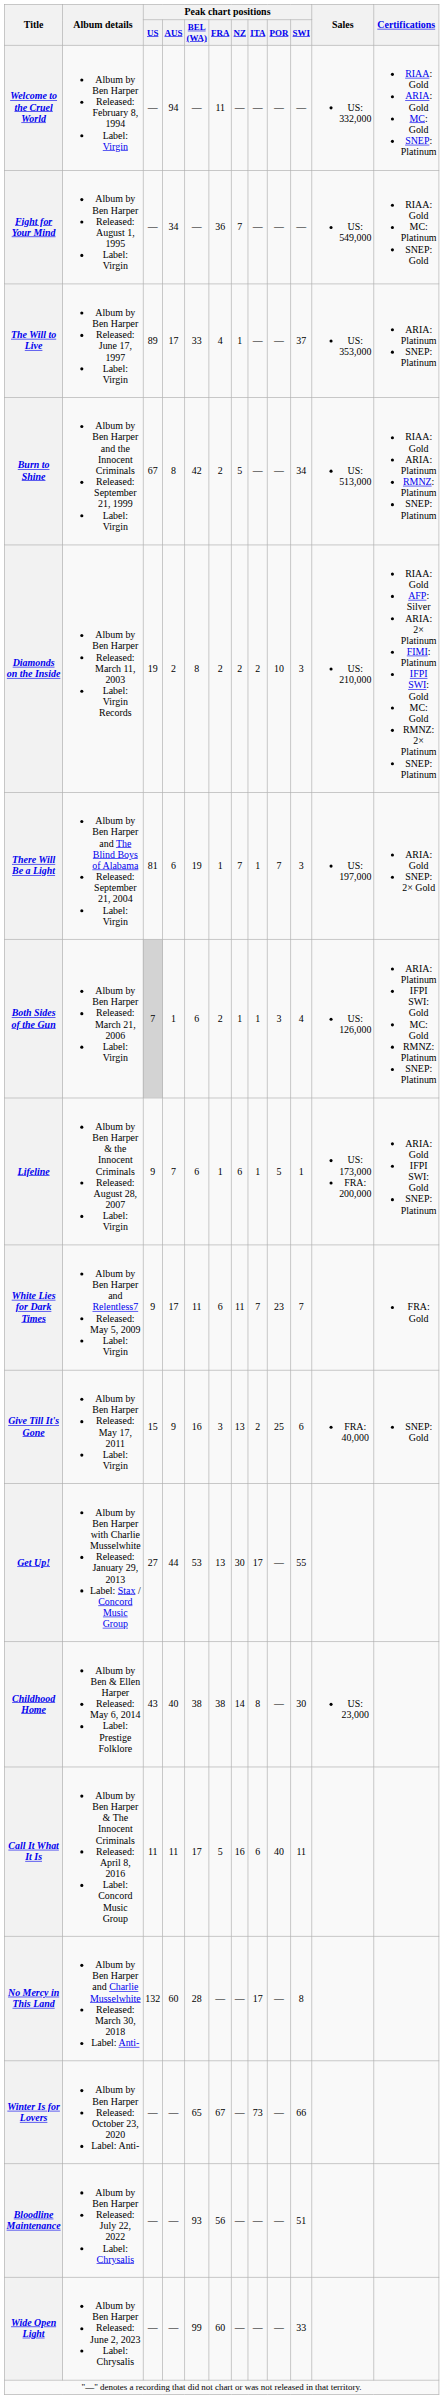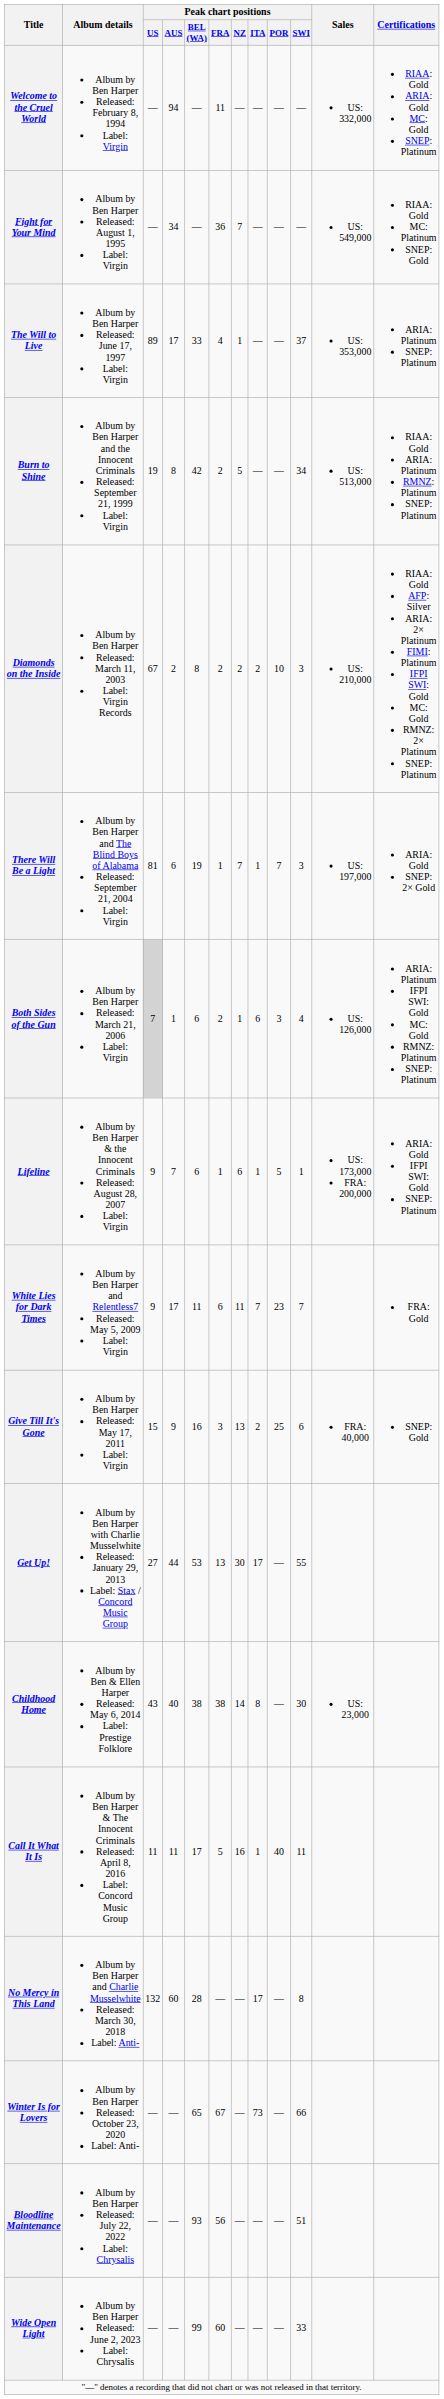(153, 471) 67 -> (153, 471) 19
(153, 668) 19 -> (153, 668) 67
(258, 1018) 1 -> (258, 1018) 6
(258, 1851) 6 -> (258, 1851) 1
